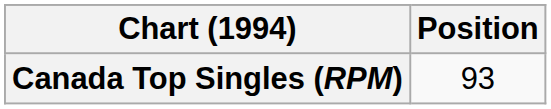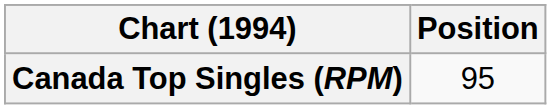(478, 77) 93 -> (478, 77) 95
